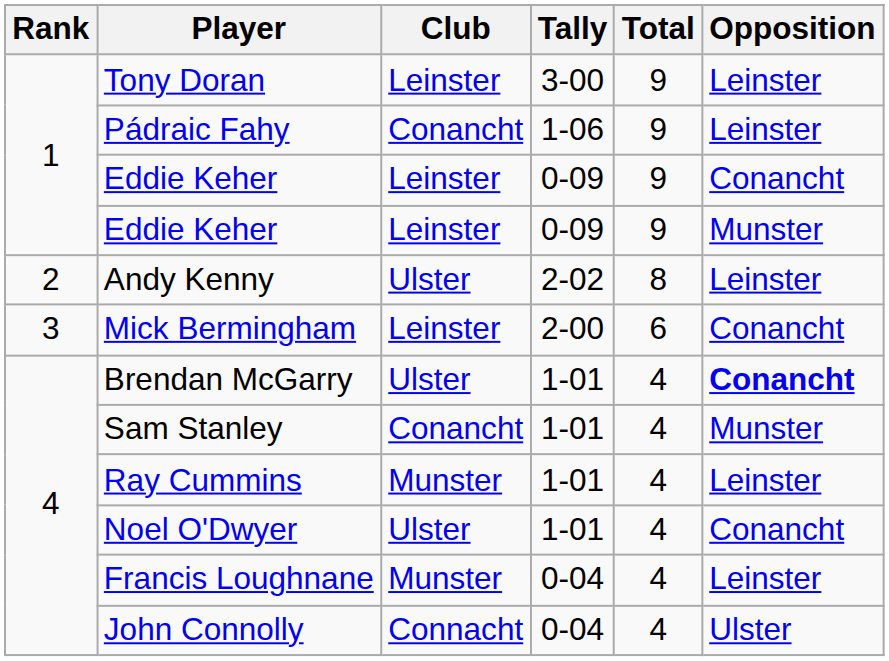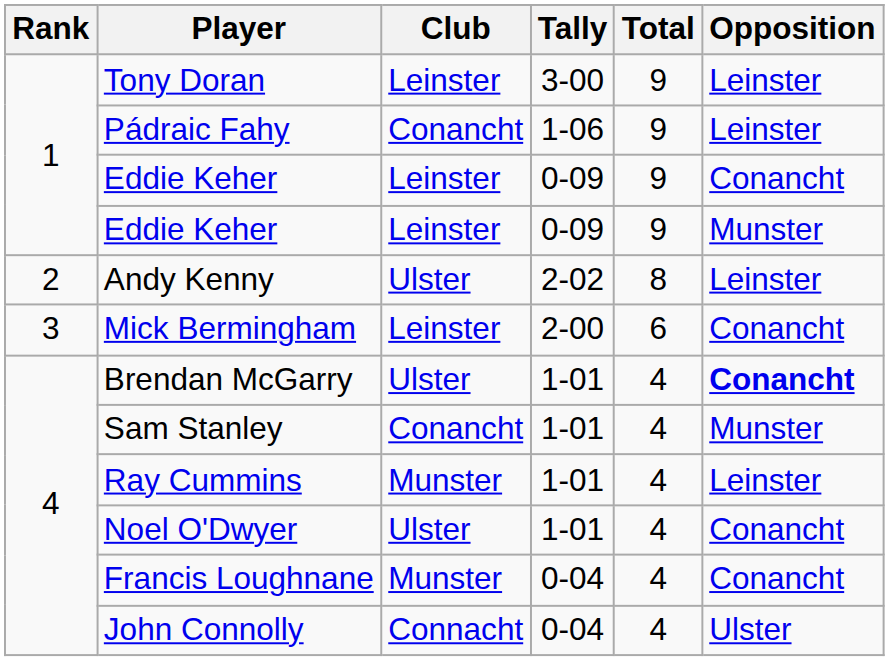(765, 579) Leinster -> (777, 579) Conancht
